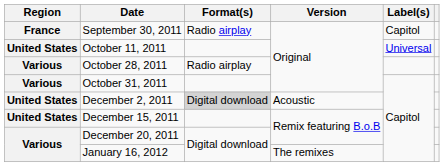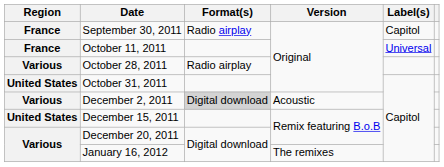(42, 48) United States -> (42, 48) France
(42, 83) Various -> (42, 83) United States
(42, 100) United States -> (42, 100) Various
